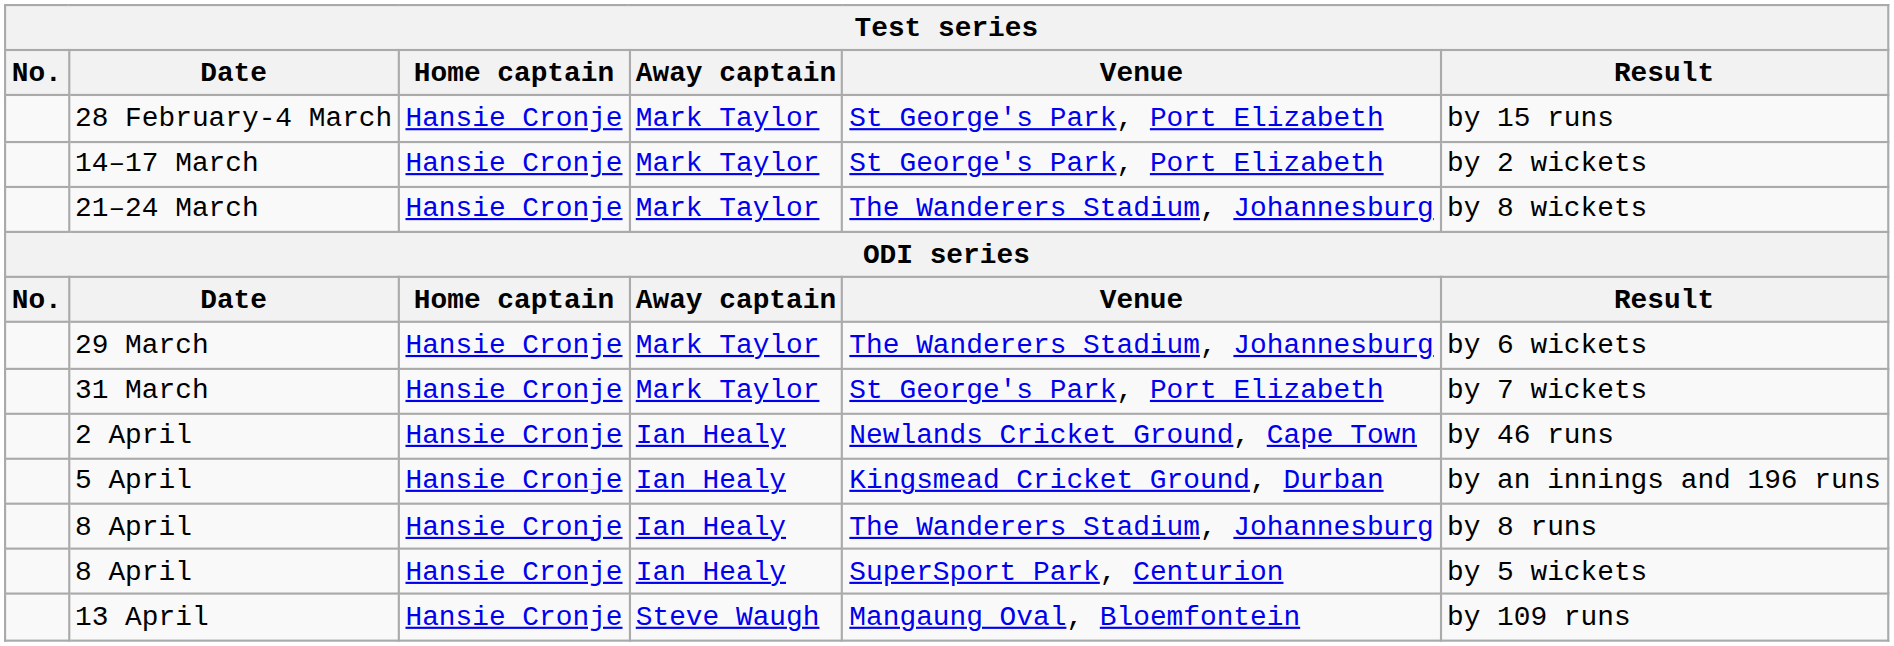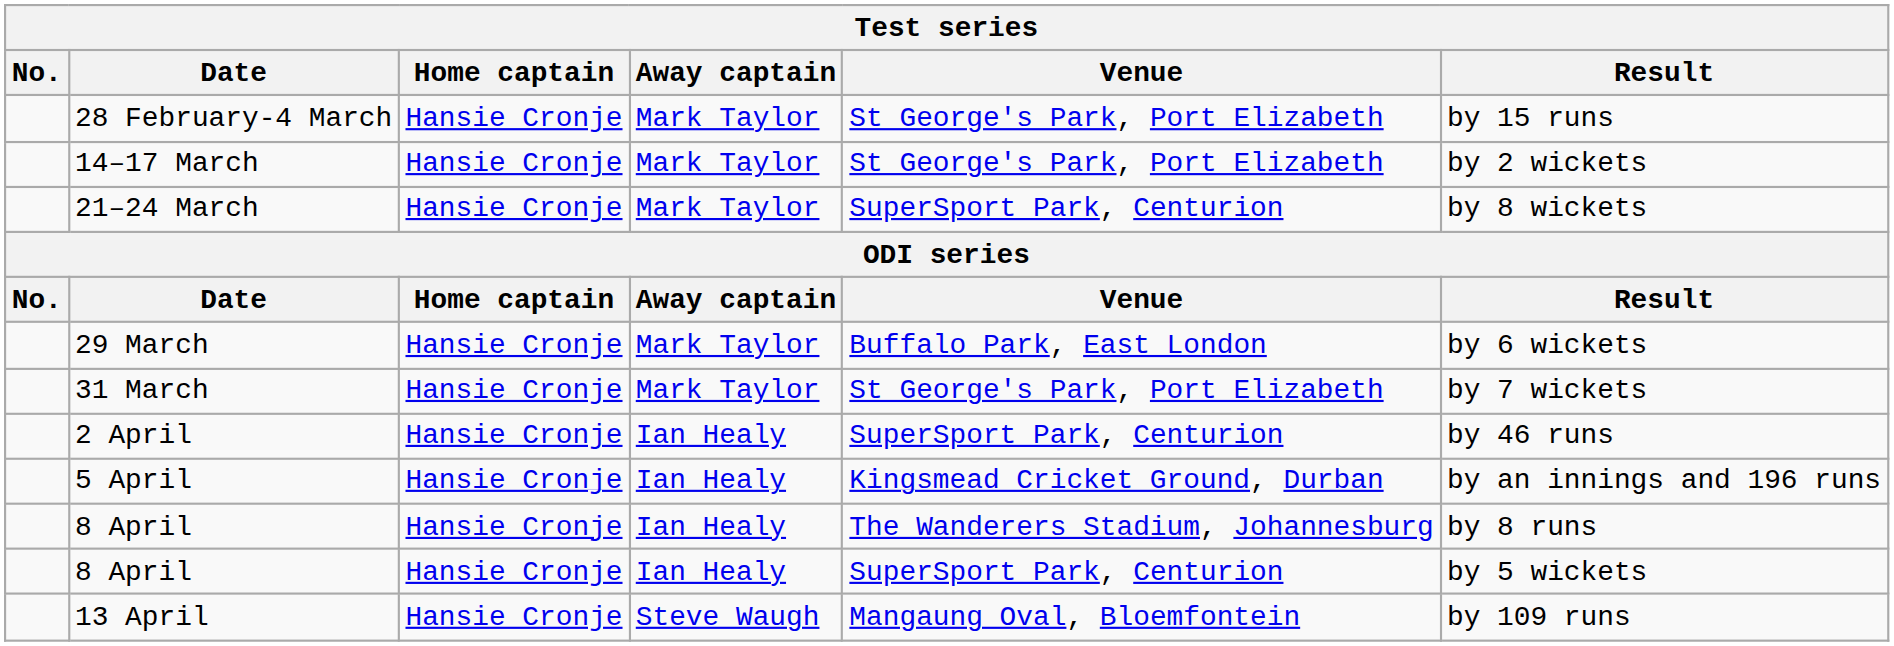(1142, 209) The Wanderers Stadium, Johannesburg -> (1066, 209) SuperSport Park, Centurion
(1142, 345) The Wanderers Stadium, Johannesburg -> (1058, 345) Buffalo Park, East London
(1133, 436) Newlands Cricket Ground, Cape Town -> (1066, 436) SuperSport Park, Centurion
